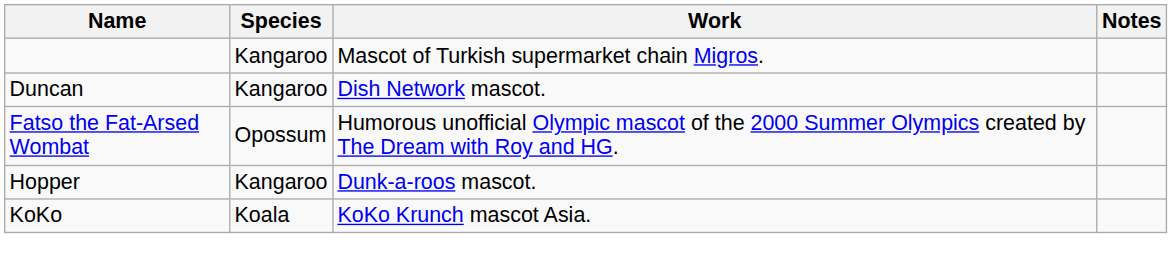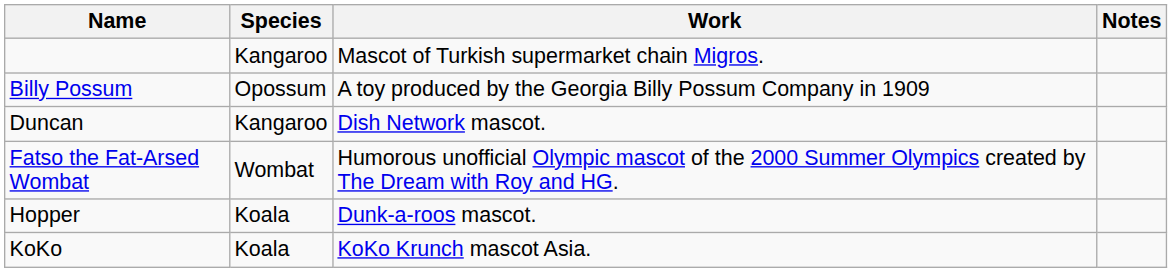+ row: (71, 89)
(280, 135) Opossum -> (274, 169) Wombat
(281, 181) Kangaroo -> (262, 215) Koala
